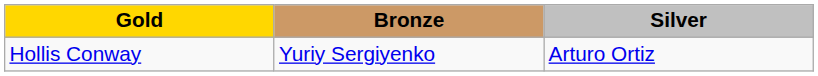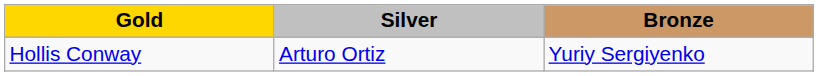columns swapped: (679, 20) <-> (409, 20)
